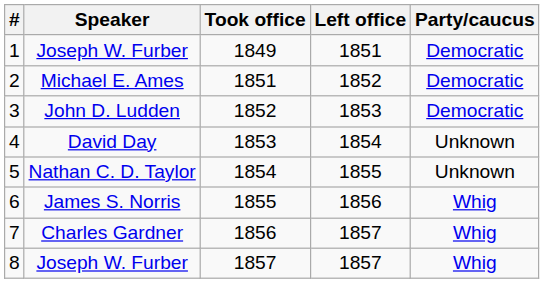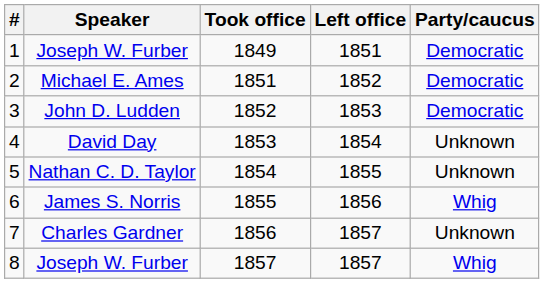(475, 232) Whig -> (475, 232) Unknown
